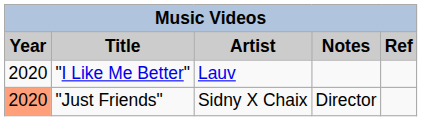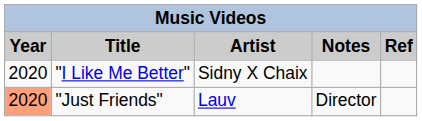(217, 73) Lauv -> (253, 73) Sidny X Chaix
(253, 101) Sidny X Chaix -> (217, 101) Lauv
